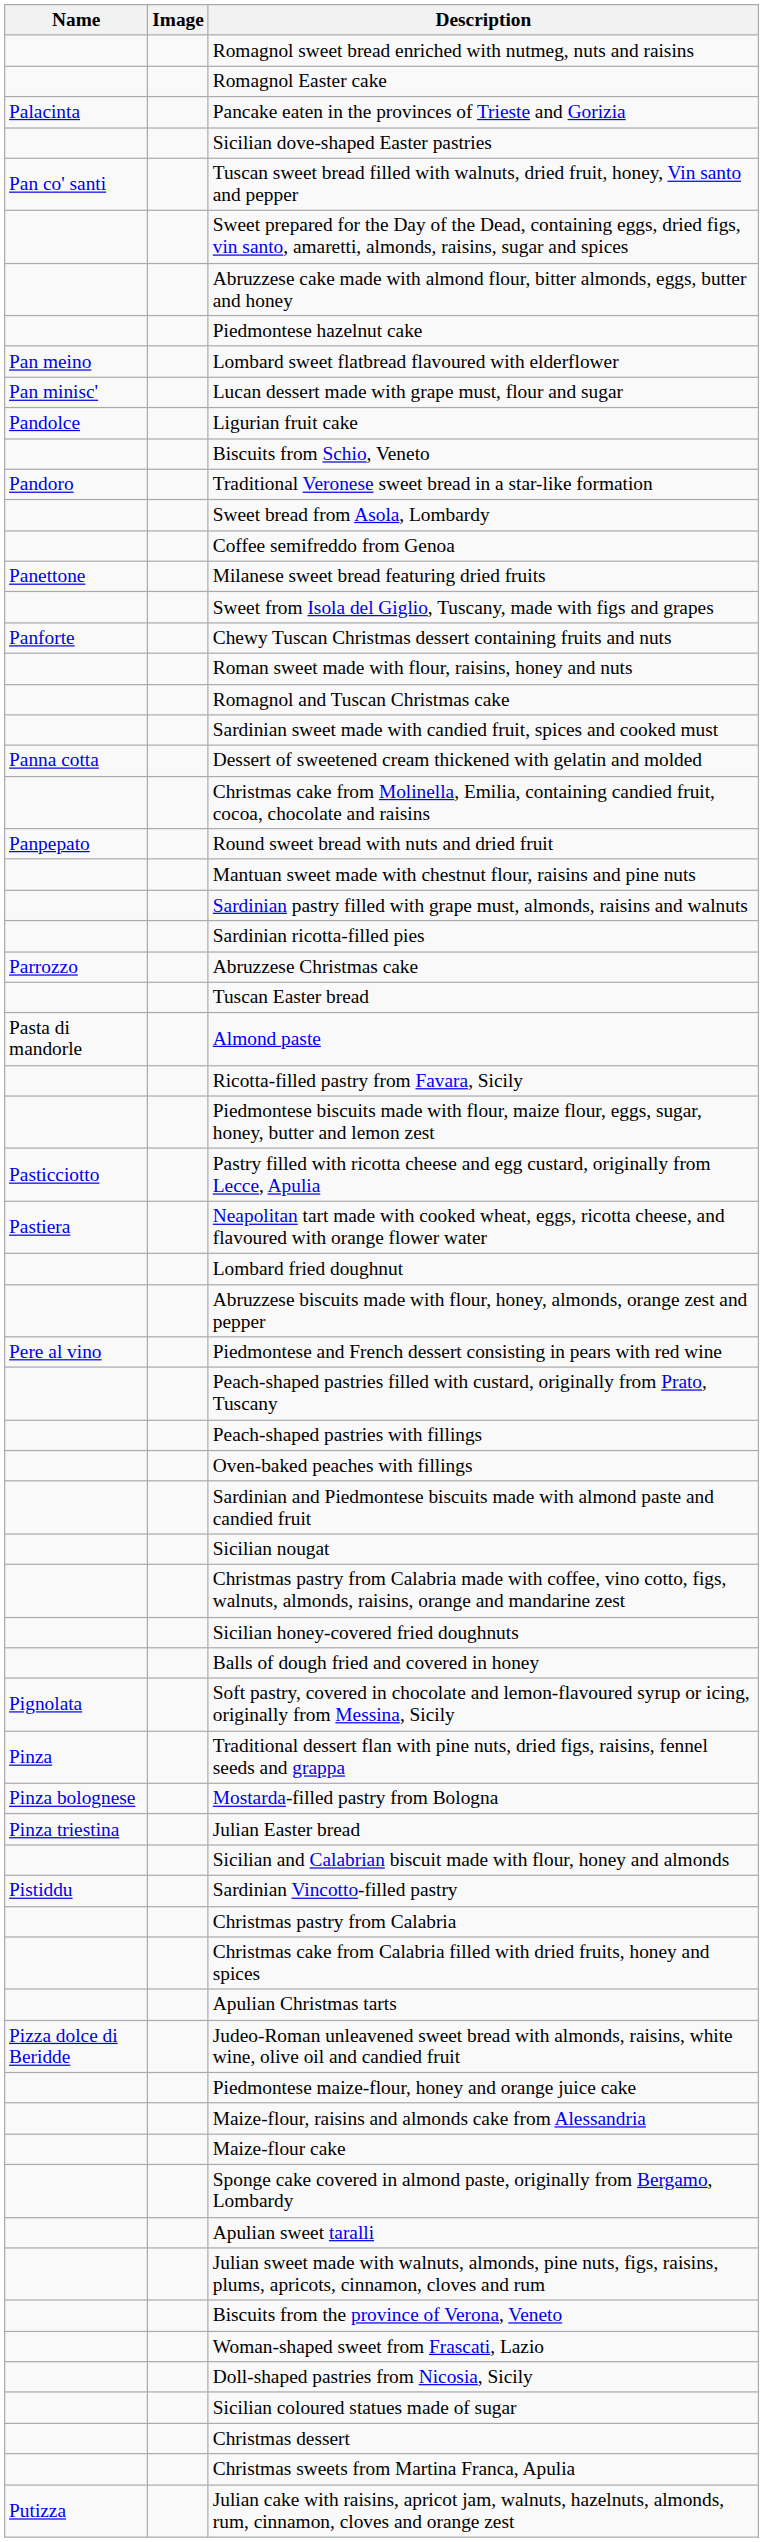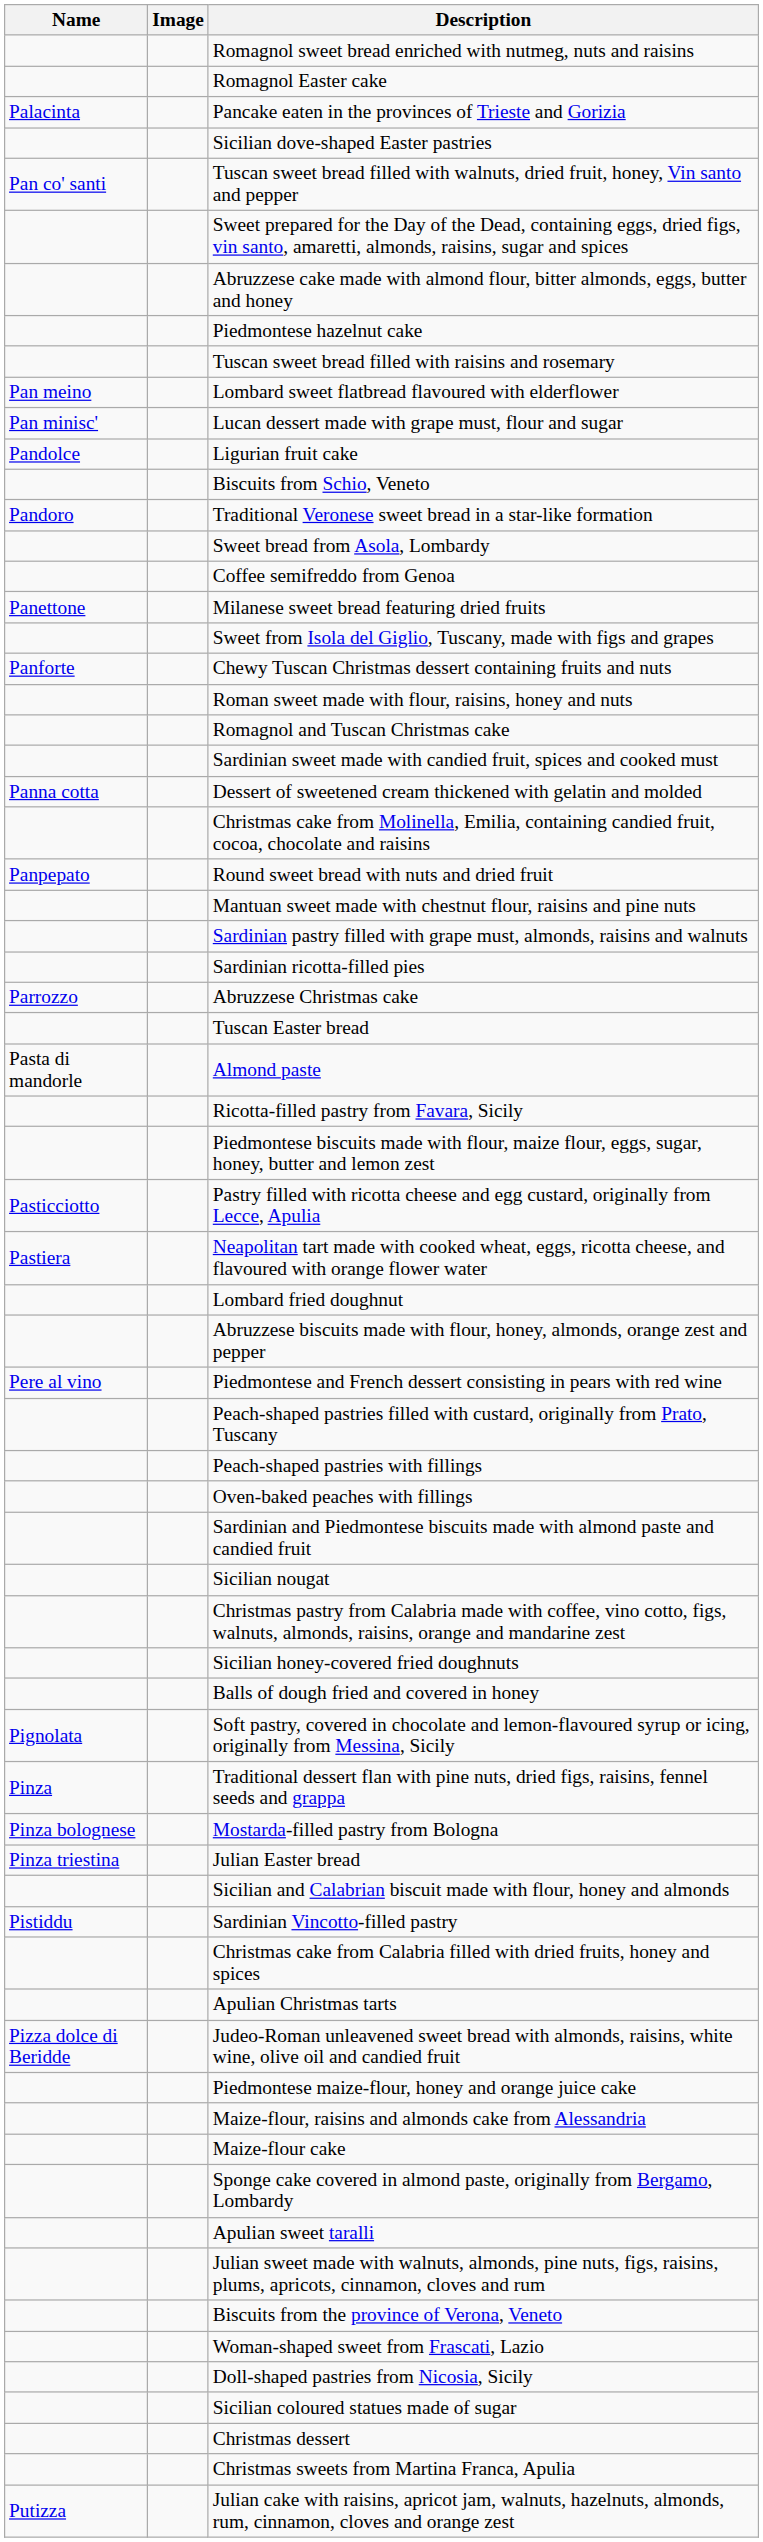+ row: (414, 361)
- row: (335, 1921)
